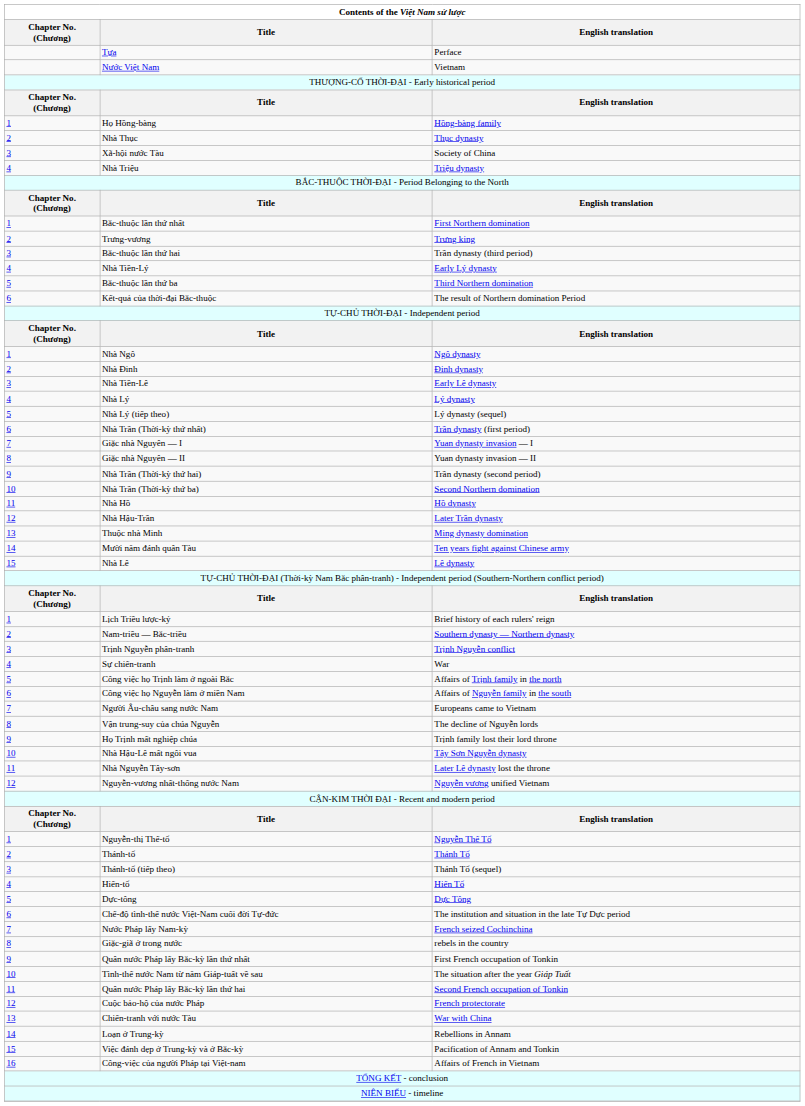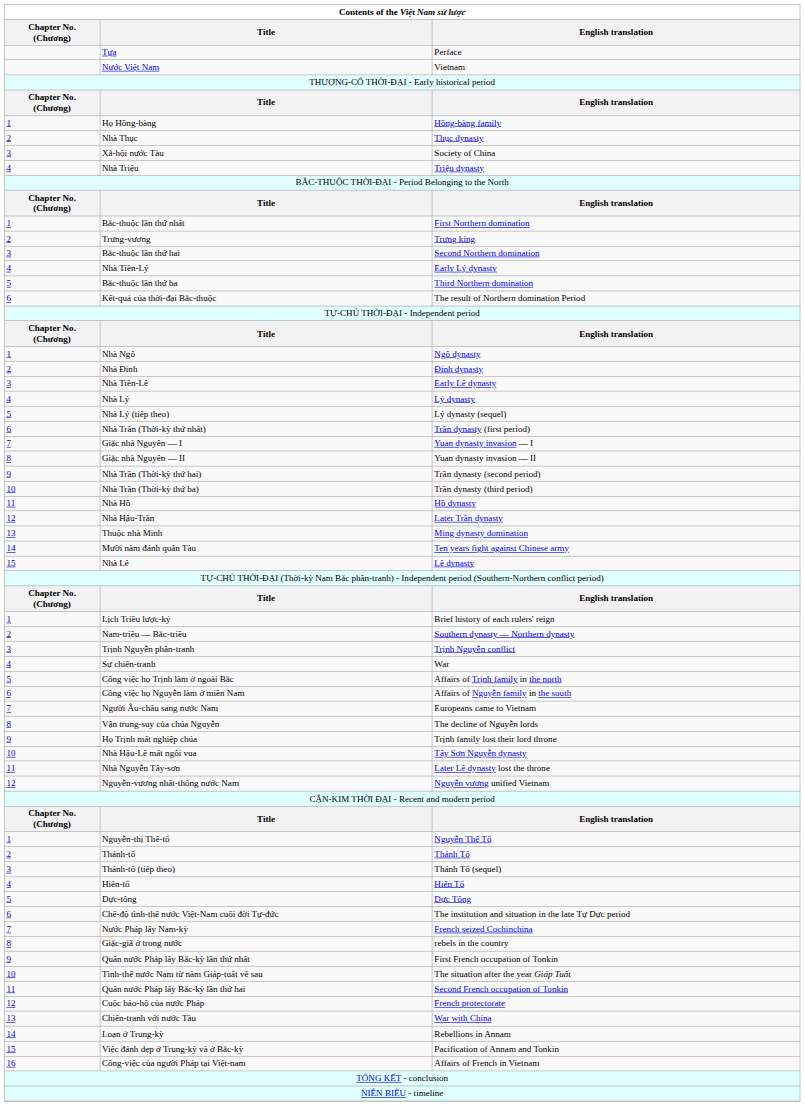(483, 253) Trần dynasty (third period) -> (487, 253) Second Northern domination
(487, 488) Second Northern domination -> (483, 488) Trần dynasty (third period)
